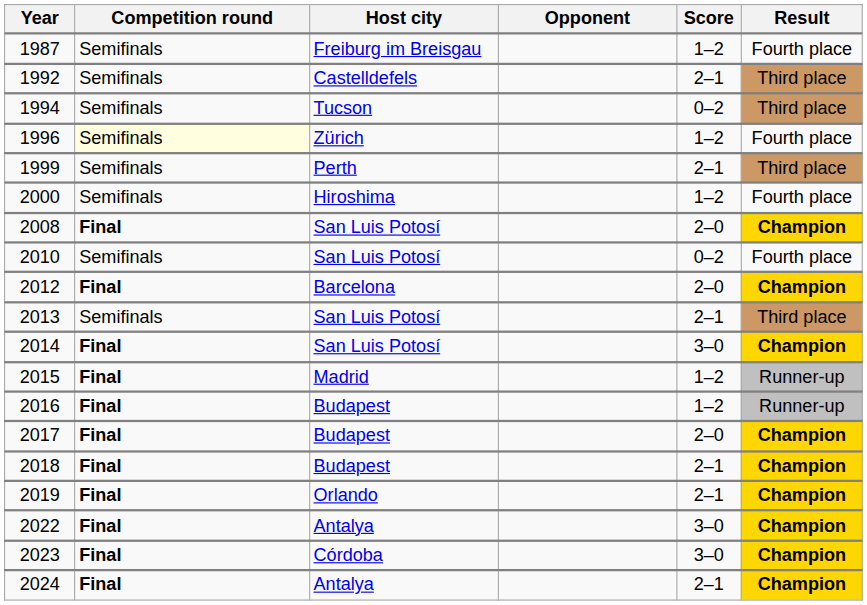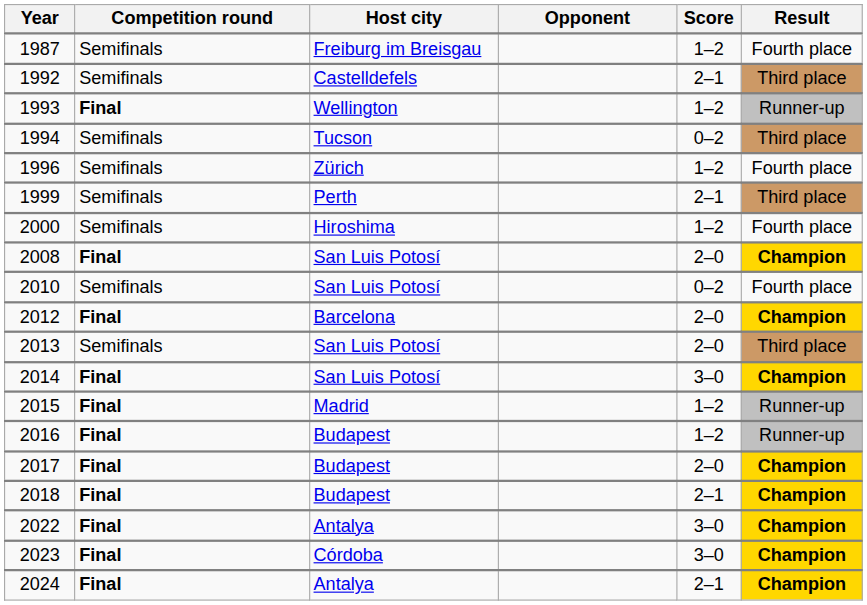+ row: (40, 108)
(121, 138) lightyellow background -> (121, 167) no background
(709, 316) 2–1 -> (709, 346) 2–0
- row: (40, 495)
